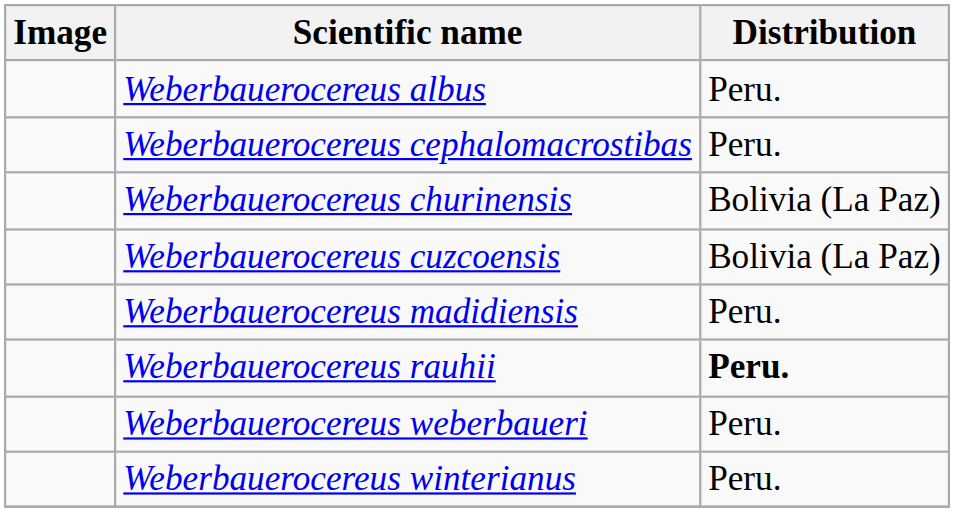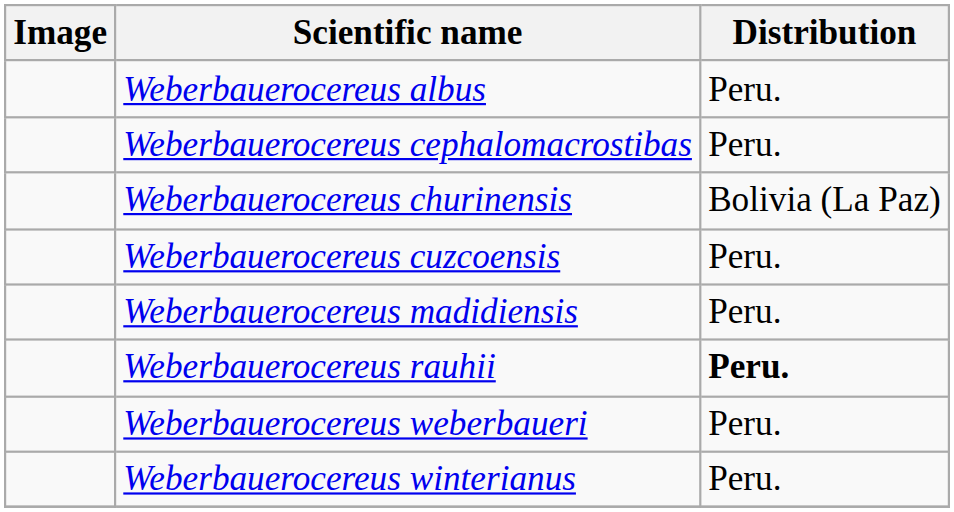(824, 255) Bolivia (La Paz) -> (745, 255) Peru.
